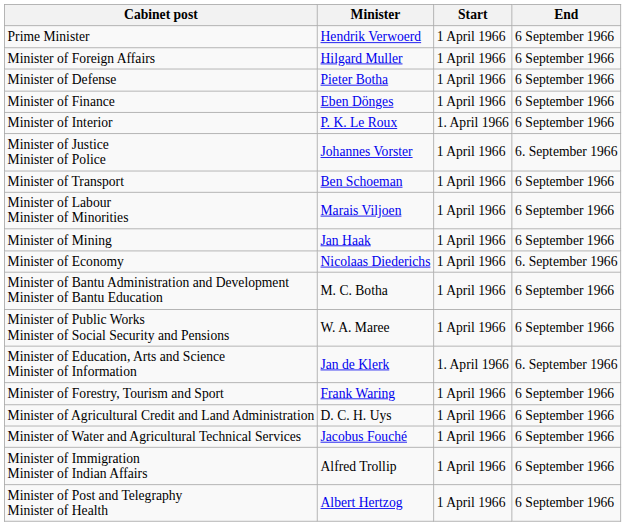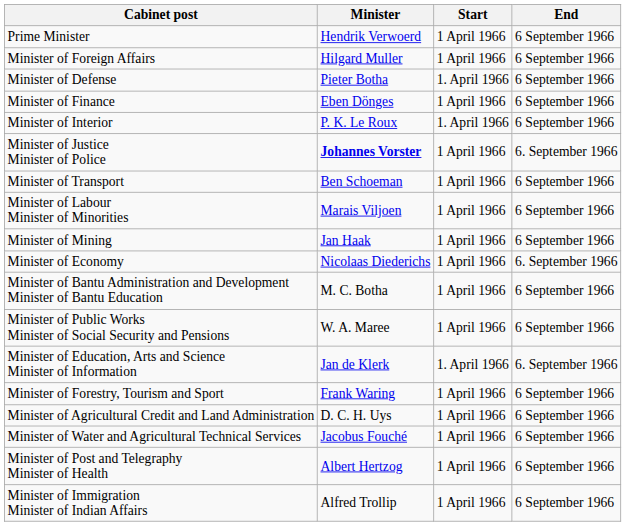(471, 79) 1 April 1966 -> (473, 79) 1. April 1966
(367, 152) normal -> (371, 152) bold
rows swapped: (95, 502) <-> (77, 466)
